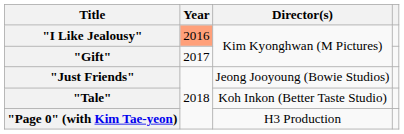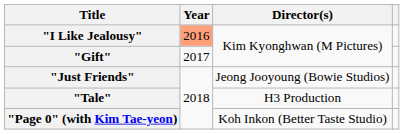(302, 98) Koh Inkon (Better Taste Studio) -> (303, 98) H3 Production
(303, 118) H3 Production -> (302, 118) Koh Inkon (Better Taste Studio)
